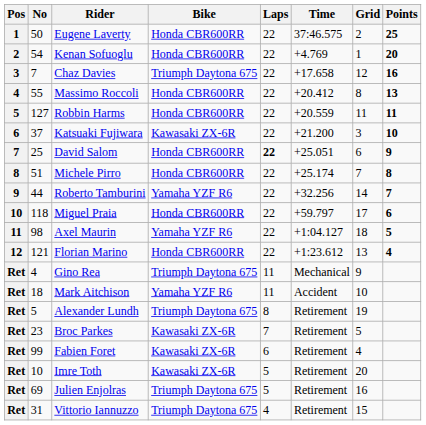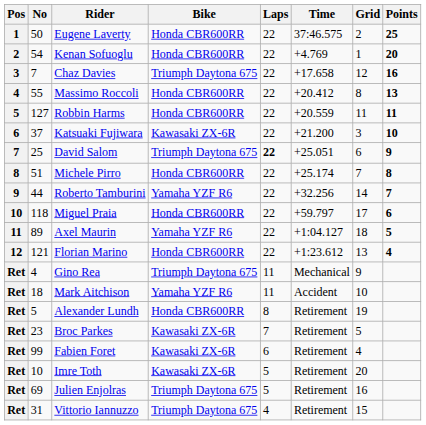(198, 153) Honda CBR600RR -> (204, 153) Triumph Daytona 675
(37, 232) 98 -> (37, 232) 89
(204, 311) Triumph Daytona 675 -> (198, 311) Honda CBR600RR
